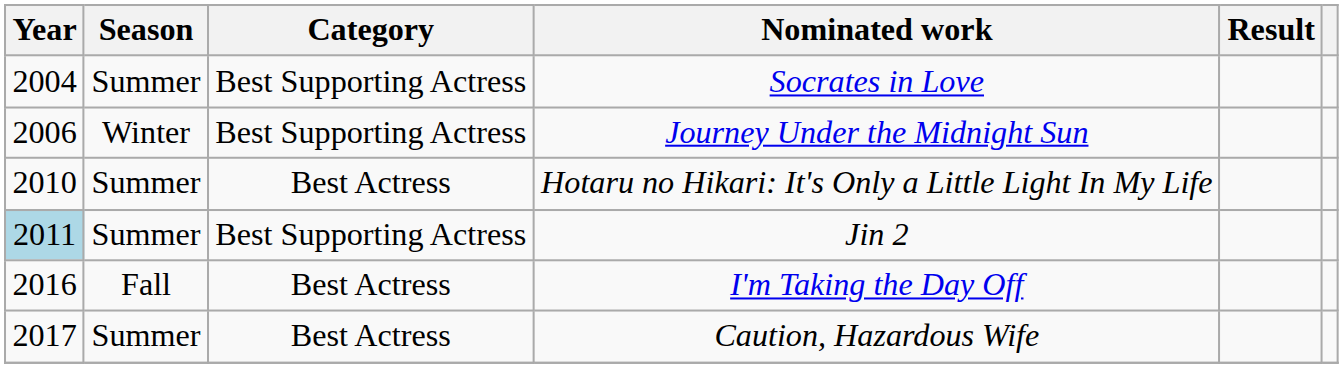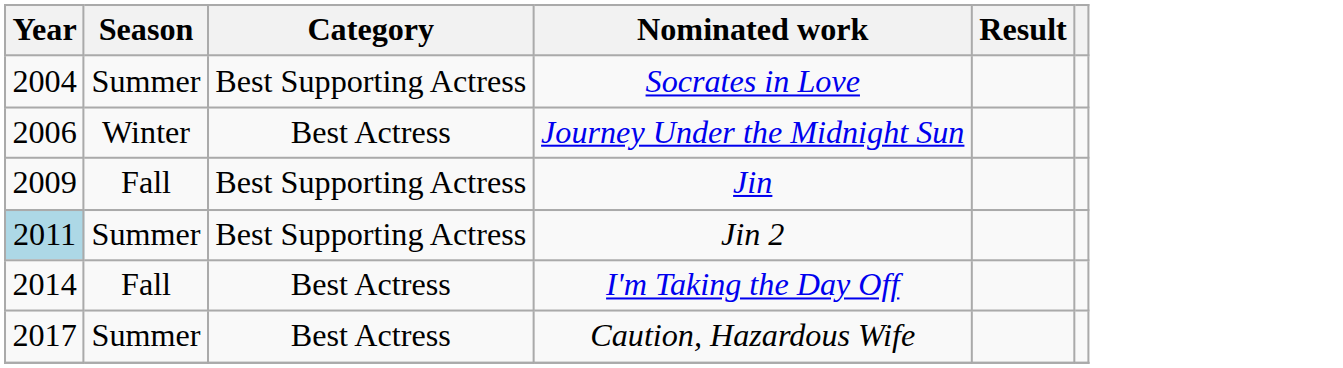(371, 132) Best Supporting Actress -> (371, 132) Best Actress
+ row: (753, 183)
- row: (877, 183)
(45, 285) 2016 -> (45, 285) 2014
